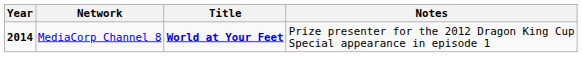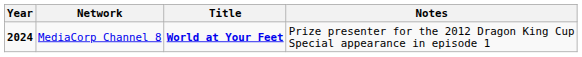(20, 37) 2014 -> (20, 37) 2024
